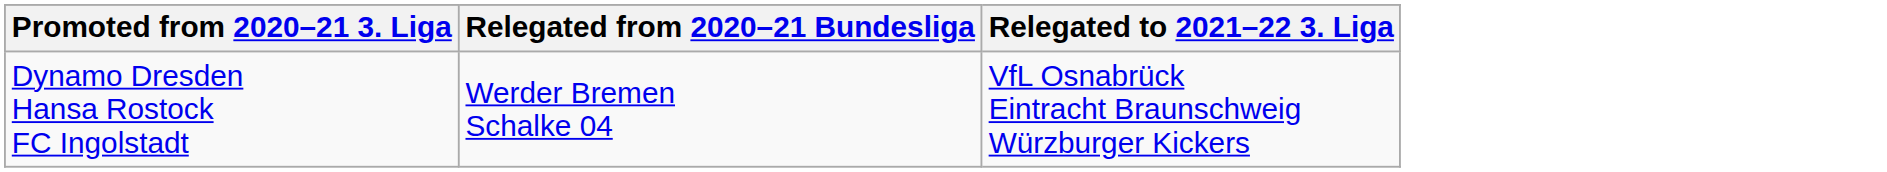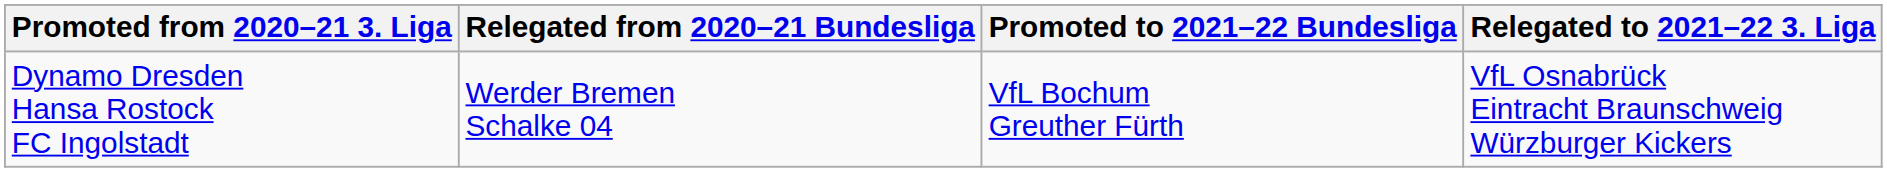+ column: (1223, 28)
